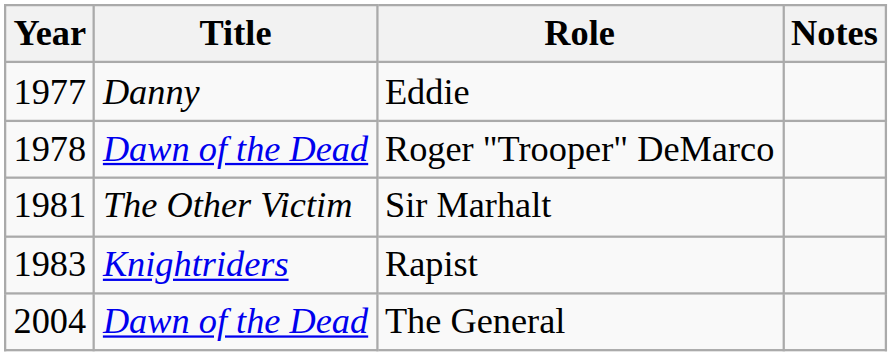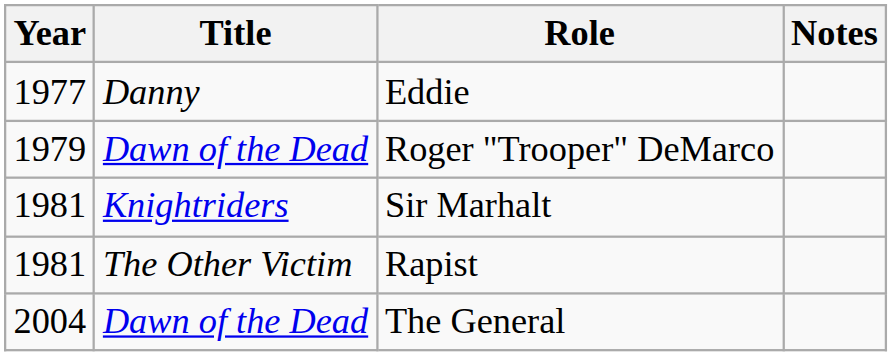(50, 148) 1978 -> (50, 148) 1979
(228, 206) The Other Victim -> (196, 206) Knightriders
(50, 263) 1983 -> (50, 263) 1981
(196, 263) Knightriders -> (228, 263) The Other Victim
